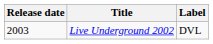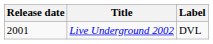(18, 30) 2003 -> (18, 30) 2001
